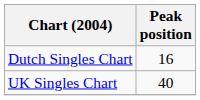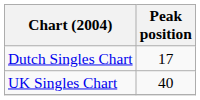(166, 58) 16 -> (166, 58) 17
